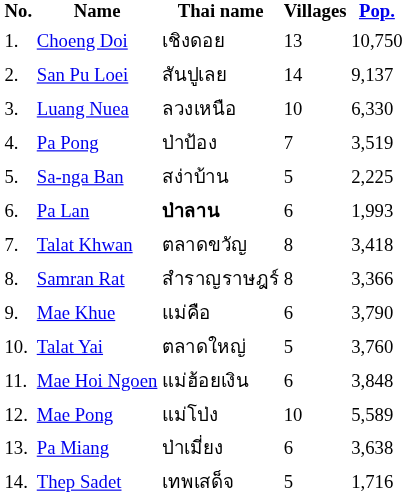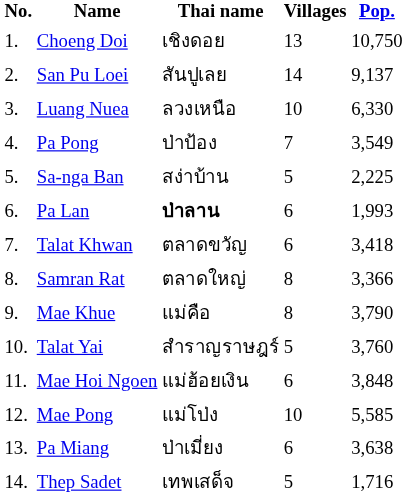(372, 142) 3,519 -> (372, 142) 3,549
(288, 244) 8 -> (288, 244) 6
(221, 278) สำราญราษฎร์ -> (204, 278) ตลาดใหญ่
(288, 312) 6 -> (288, 312) 8
(204, 346) ตลาดใหญ่ -> (221, 346) สำราญราษฎร์
(372, 414) 5,589 -> (372, 414) 5,585
